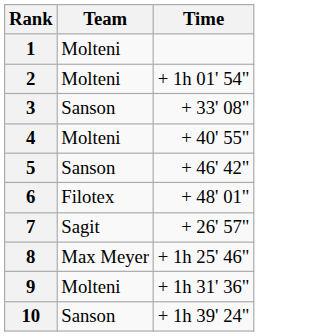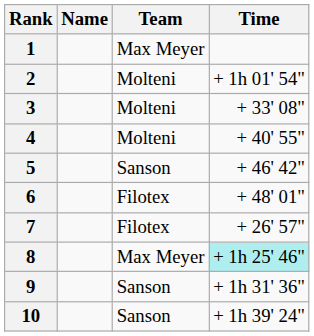+ column: (85, 19)
(91, 49) Molteni -> (161, 49) Max Meyer
(88, 108) Sanson -> (146, 108) Molteni
(80, 227) Sagit -> (143, 227) Filotex
(204, 256) no background -> (259, 256) paleturquoise background
(91, 286) Molteni -> (144, 286) Sanson
